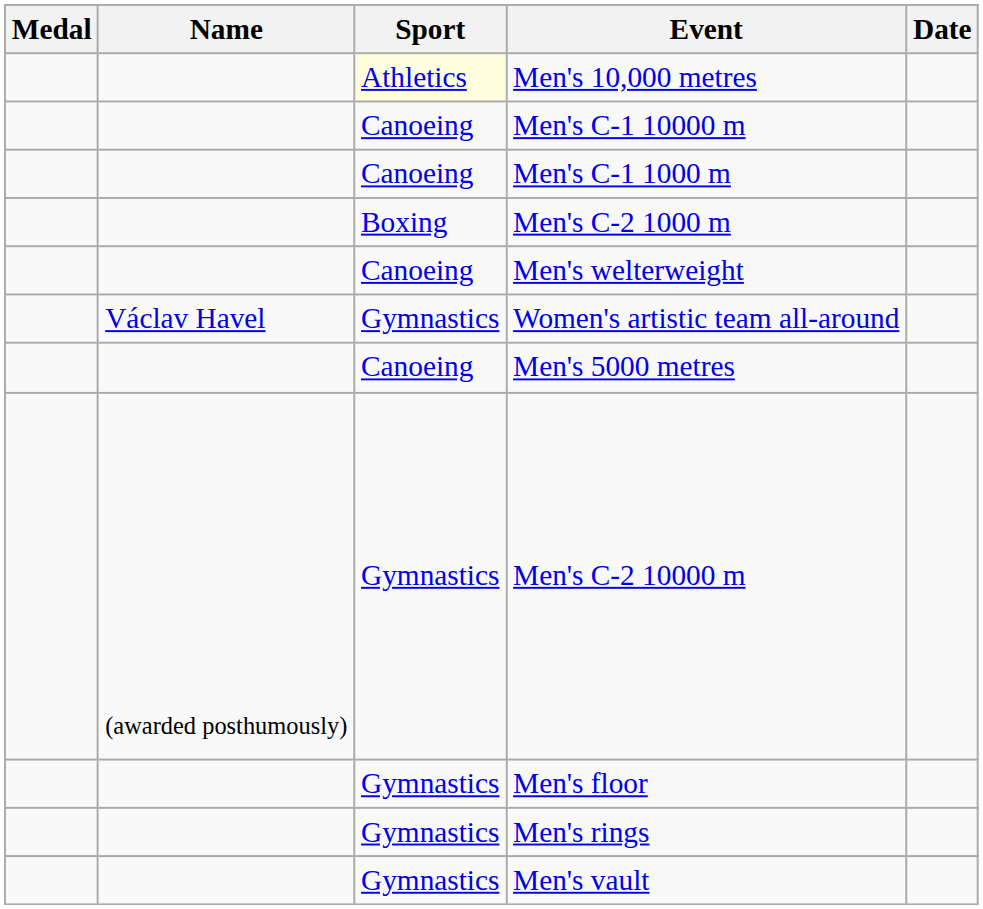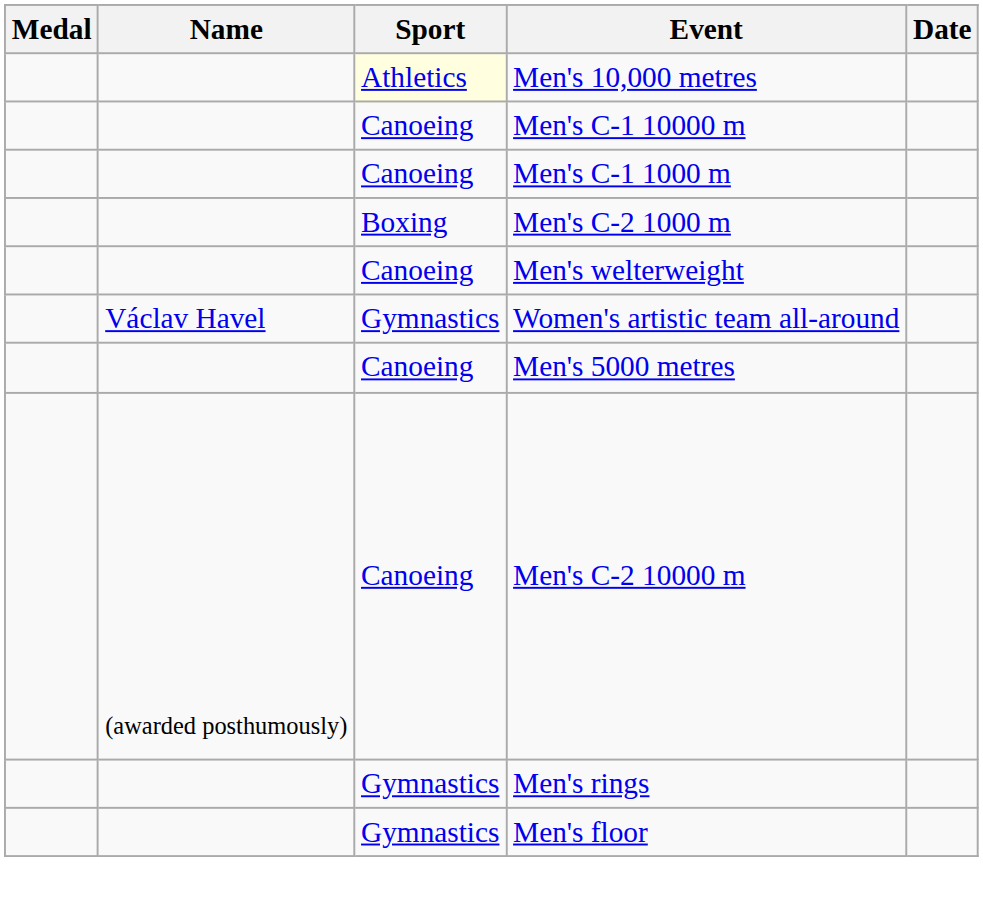(430, 575) Gymnastics -> (417, 575) Canoeing
rows swapped: (580, 782) <-> (581, 831)
- row: (581, 879)
